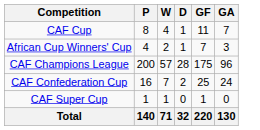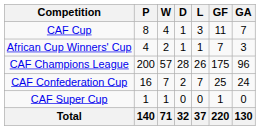+ column: (200, 13)
